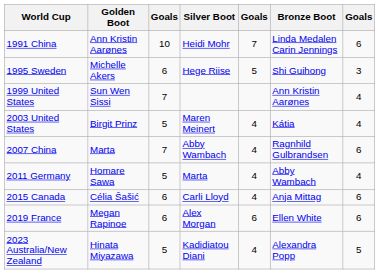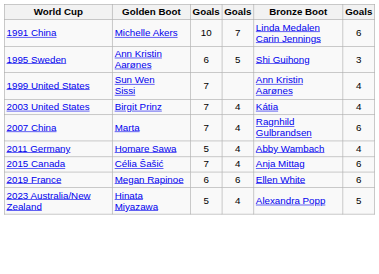- column: (209, 17)
(114, 44) Ann Kristin Aarønes -> (146, 33) Michelle Akers
(108, 70) Michelle Akers -> (138, 59) Ann Kristin Aarønes
(164, 123) 5 -> (206, 107) 7
(164, 197) 6 -> (206, 164) 7
